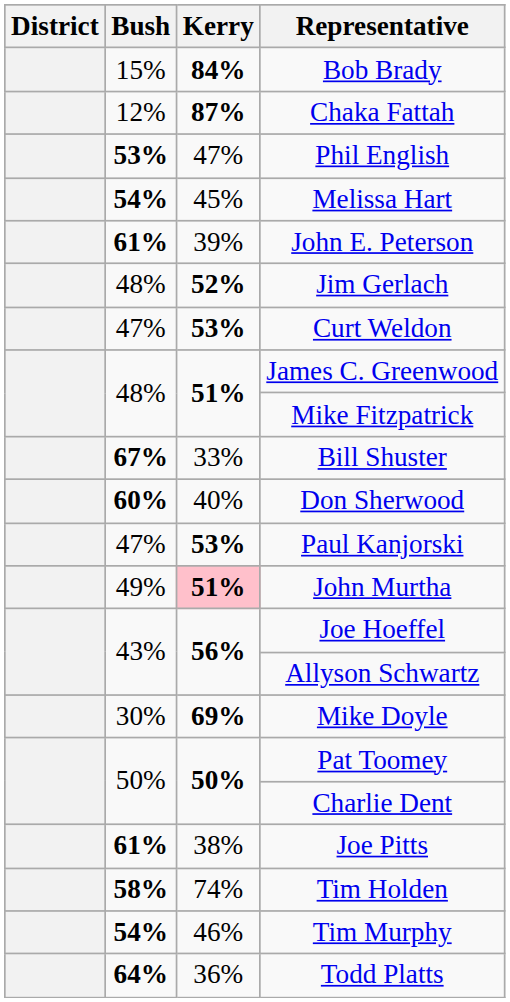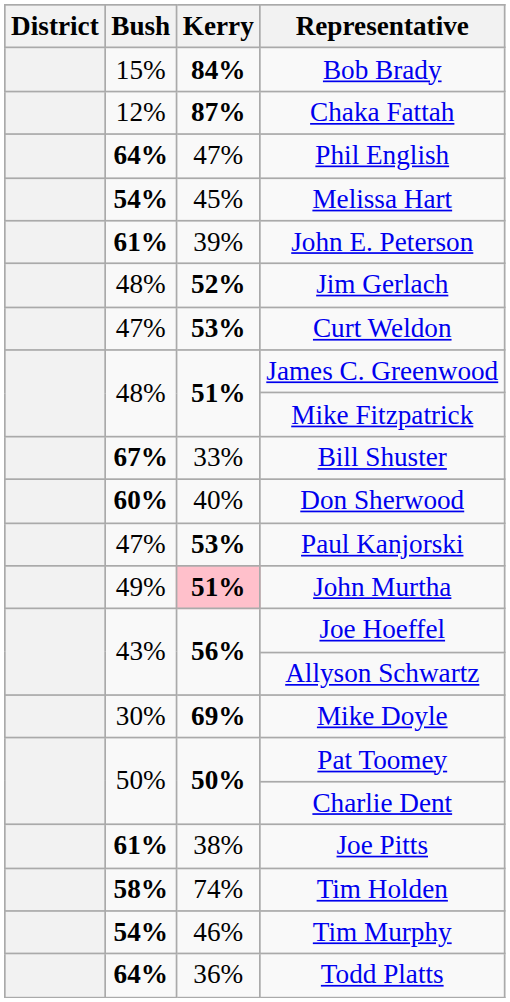(141, 155) 53% -> (141, 155) 64%
